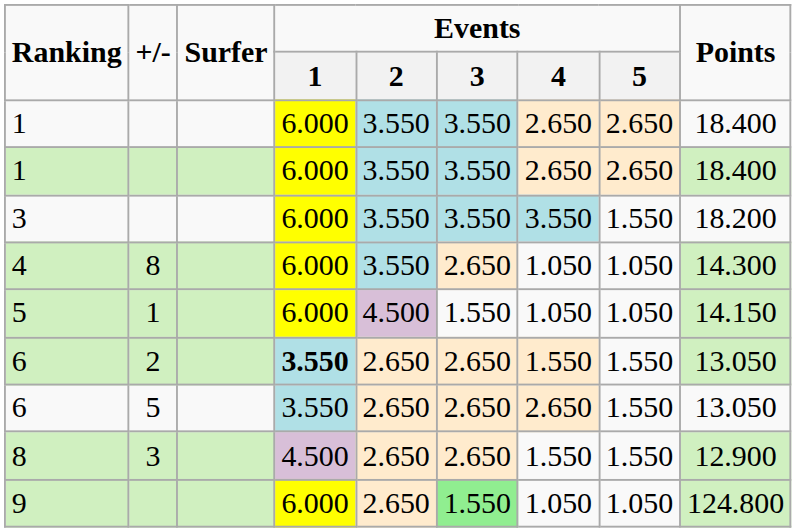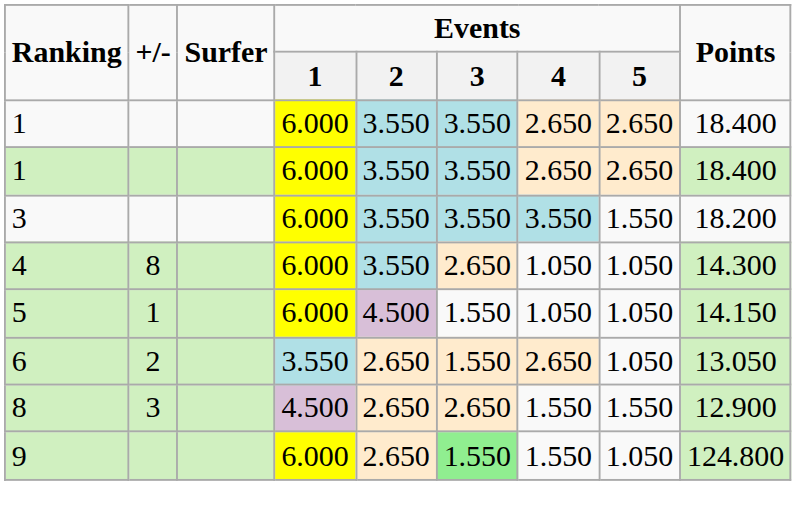(315, 360) bold -> (315, 360) normal
(477, 360) 2.650 -> (477, 360) 1.550
(558, 360) 1.550 -> (558, 360) 2.650
(640, 360) 1.550 -> (640, 360) 1.050
- row: (19, 407)
(558, 502) 1.050 -> (558, 455) 1.550
